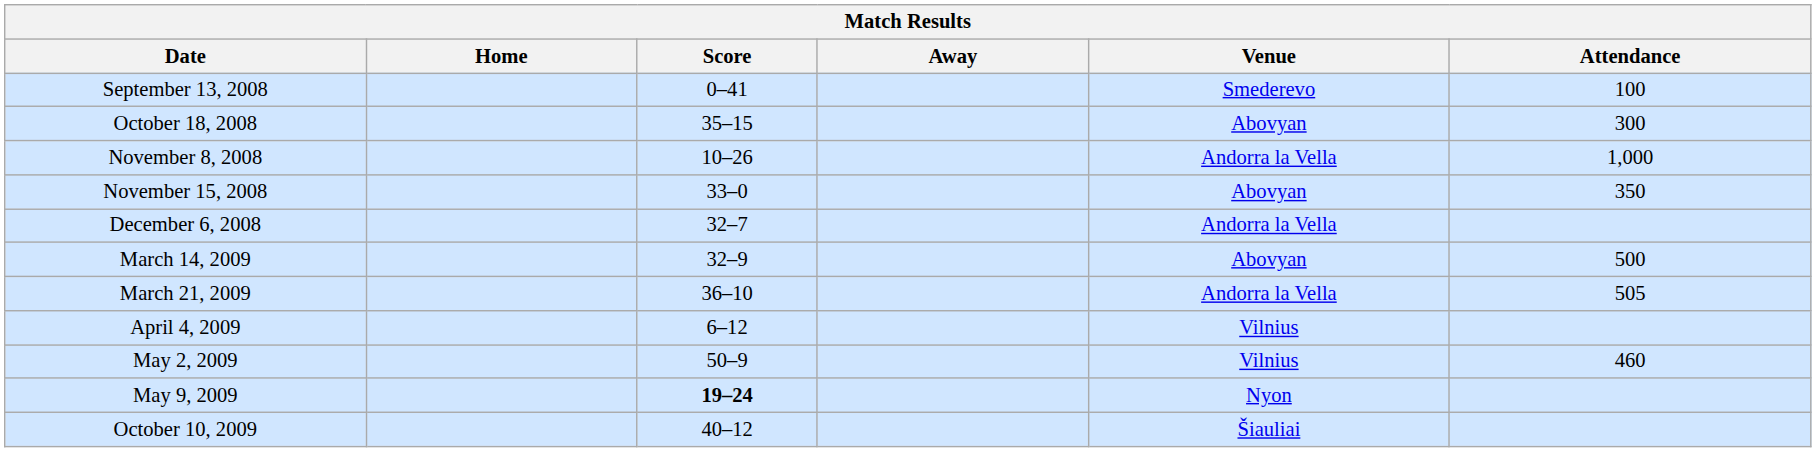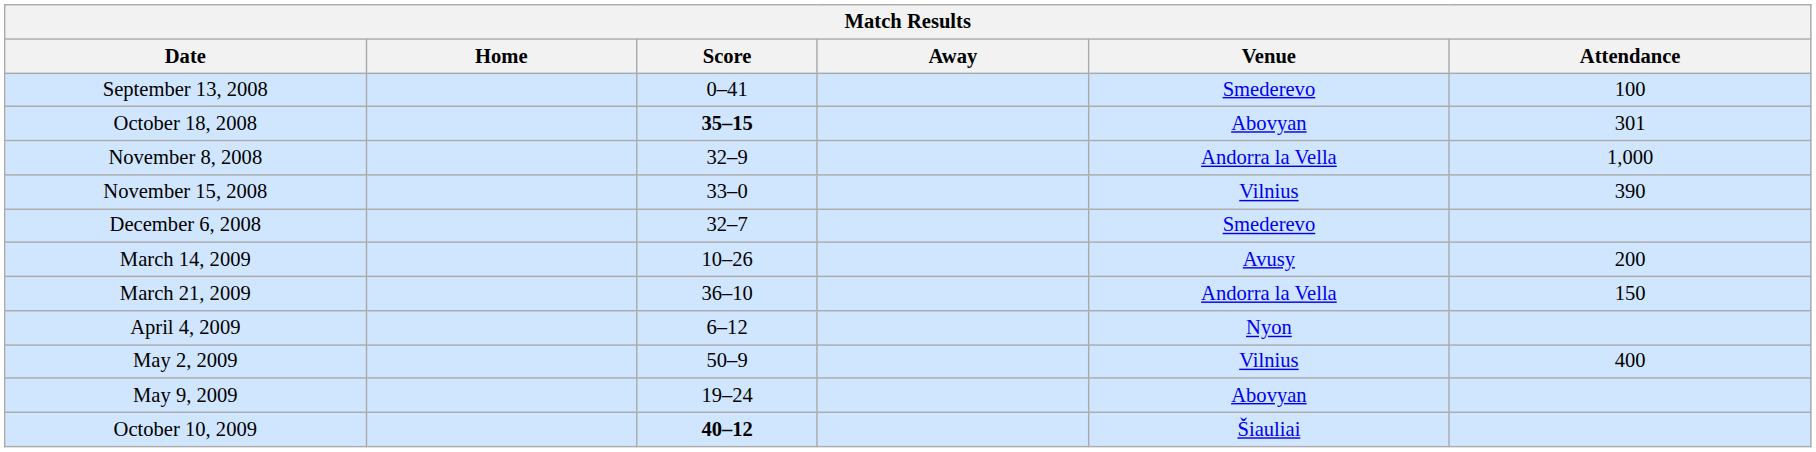(727, 123) normal -> (727, 123) bold
(1630, 123) 300 -> (1630, 123) 301
(727, 157) 10–26 -> (727, 157) 32–9
(1269, 191) Abovyan -> (1269, 191) Vilnius
(1630, 191) 350 -> (1630, 191) 390
(1269, 225) Andorra la Vella -> (1269, 225) Smederevo
(727, 259) 32–9 -> (727, 259) 10–26
(1269, 259) Abovyan -> (1269, 259) Avusy
(1630, 259) 500 -> (1630, 259) 200
(1630, 293) 505 -> (1630, 293) 150
(1269, 327) Vilnius -> (1269, 327) Nyon
(1630, 361) 460 -> (1630, 361) 400
(727, 395) bold -> (727, 395) normal
(1269, 395) Nyon -> (1269, 395) Abovyan
(727, 429) normal -> (727, 429) bold
